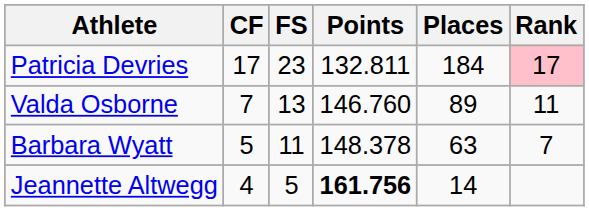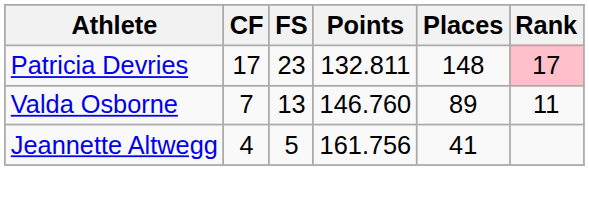(463, 65) 184 -> (463, 65) 148
- row: (92, 145)
(365, 185) bold -> (365, 145) normal
(463, 185) 14 -> (463, 145) 41
